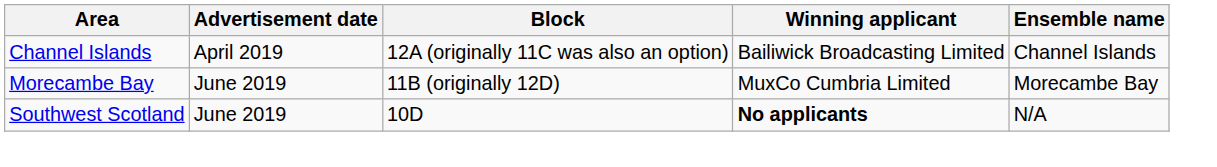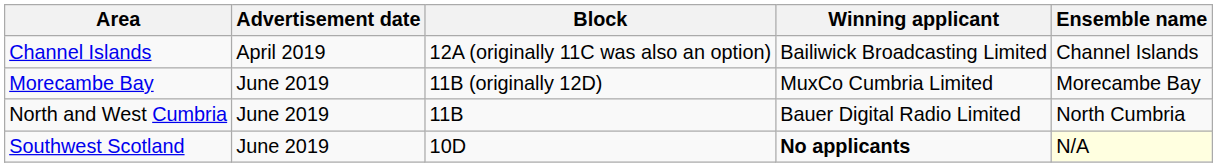+ row: (118, 114)
(1030, 114) no background -> (1073, 146) lightyellow background
